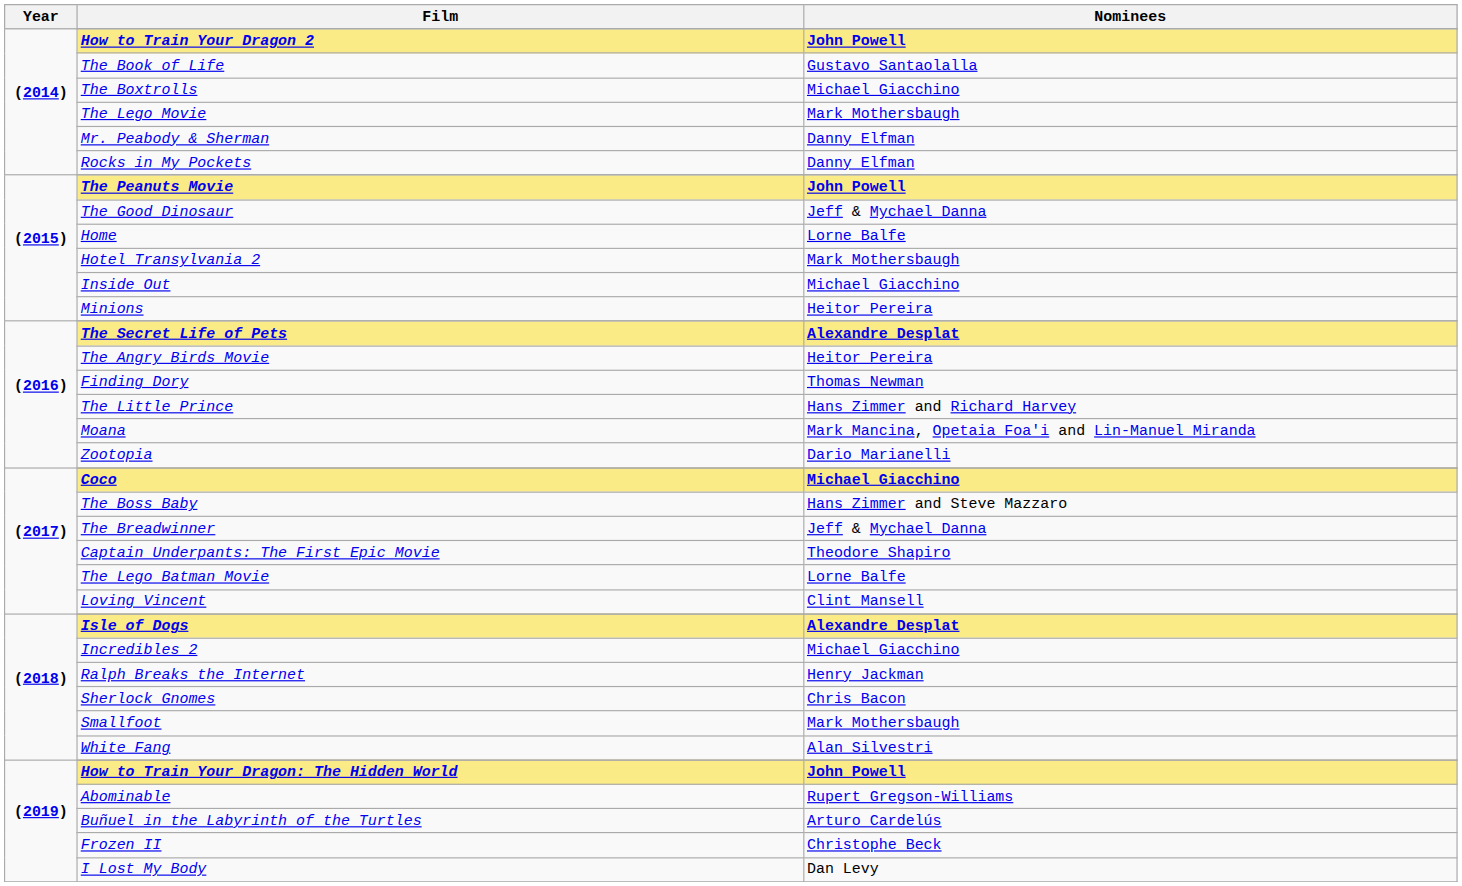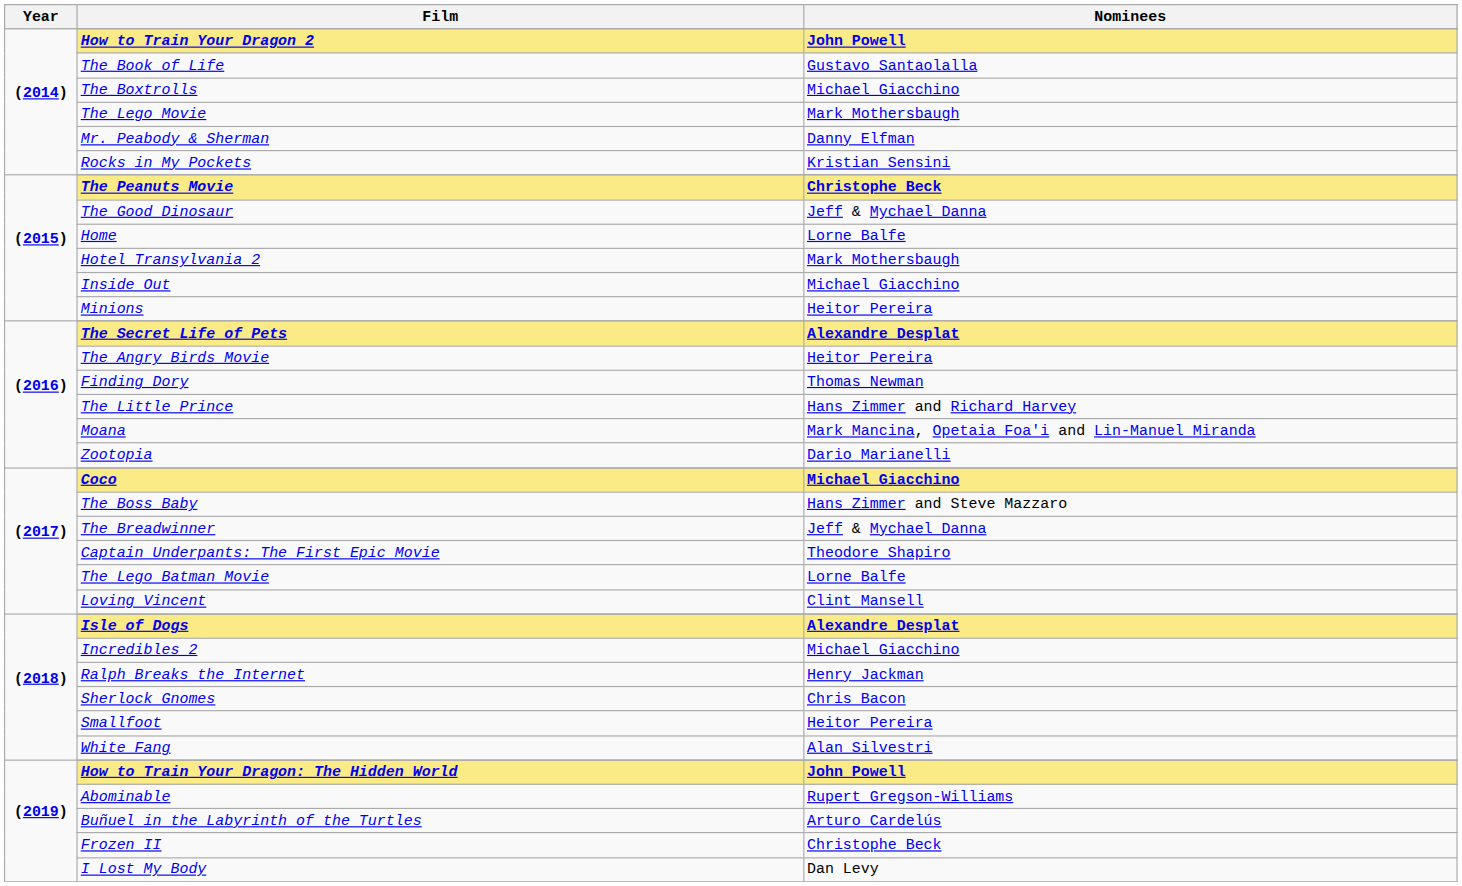(861, 163) Danny Elfman -> (879, 163) Kristian Sensini
(856, 187) John Powell -> (874, 187) Christophe Beck
(883, 723) Mark Mothersbaugh -> (870, 723) Heitor Pereira
